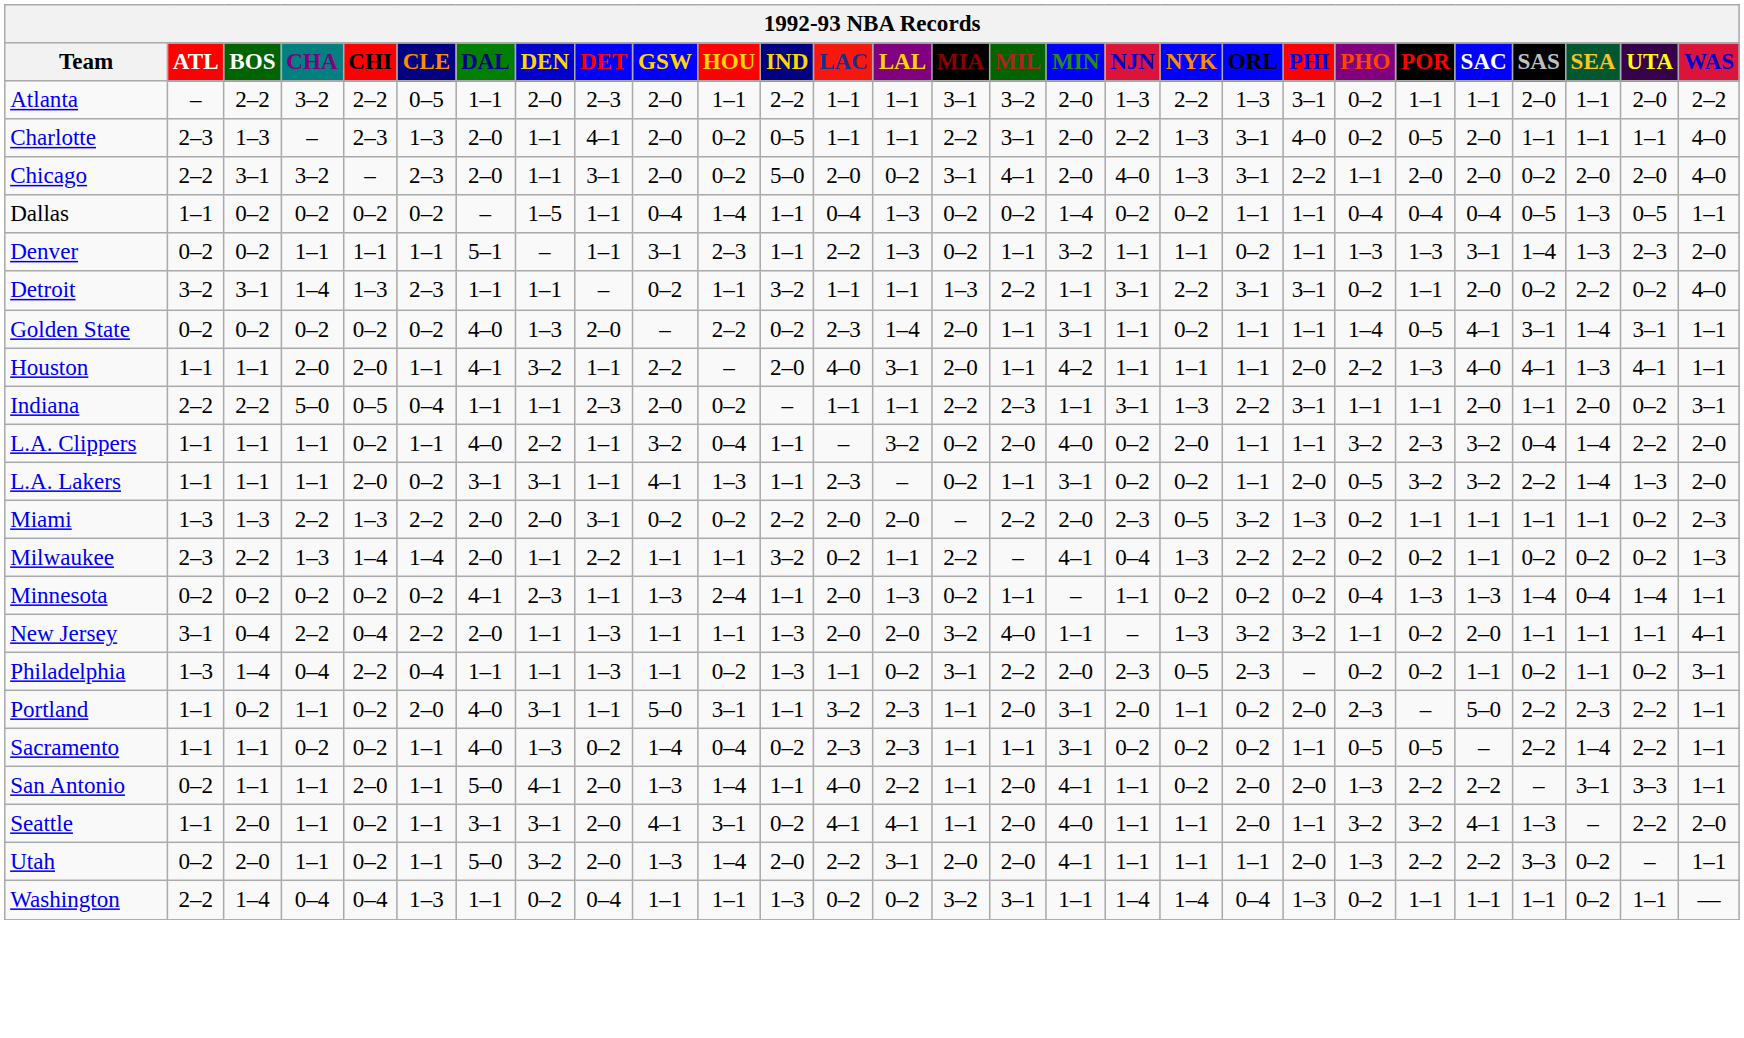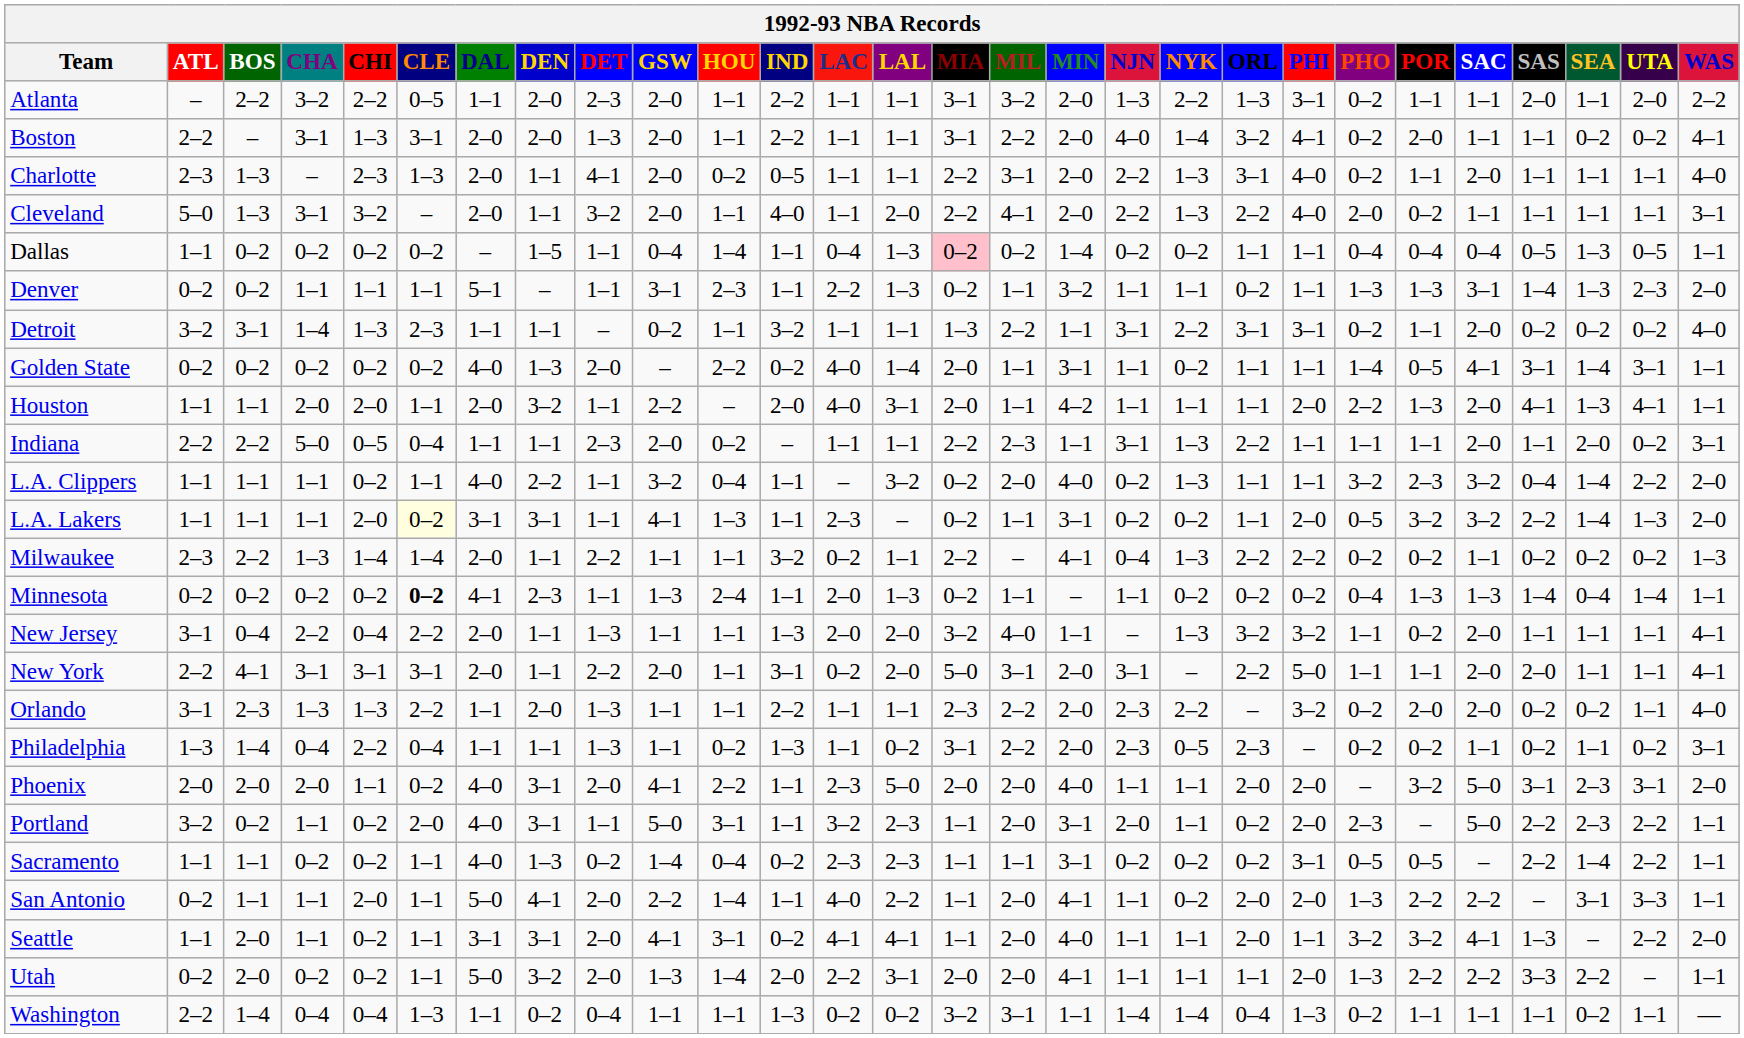+ row: (43, 138)
(1425, 138) 0–5 -> (1425, 176) 1–1
- row: (49, 176)
+ row: (57, 214)
(961, 214) no background -> (961, 252) pink background
(1593, 290) 2–2 -> (1593, 328) 0–2
(844, 328) 2–3 -> (844, 366) 4–0
(485, 366) 4–1 -> (485, 404) 2–0
(1484, 366) 4–0 -> (1484, 404) 2–0
(1309, 404) 3–1 -> (1309, 442) 1–1
(1191, 442) 2–0 -> (1191, 480) 1–3
(426, 480) no background -> (426, 518) lightyellow background
- row: (41, 518)
(426, 595) normal -> (426, 595) bold
+ row: (57, 671)
+ row: (48, 709)
+ row: (48, 785)
(196, 709) 1–1 -> (196, 823) 3–2
(1309, 747) 1–1 -> (1309, 861) 3–1
(665, 785) 1–3 -> (665, 899) 2–2
(312, 861) 1–1 -> (312, 976) 0–2
(1593, 861) 0–2 -> (1593, 976) 2–2
